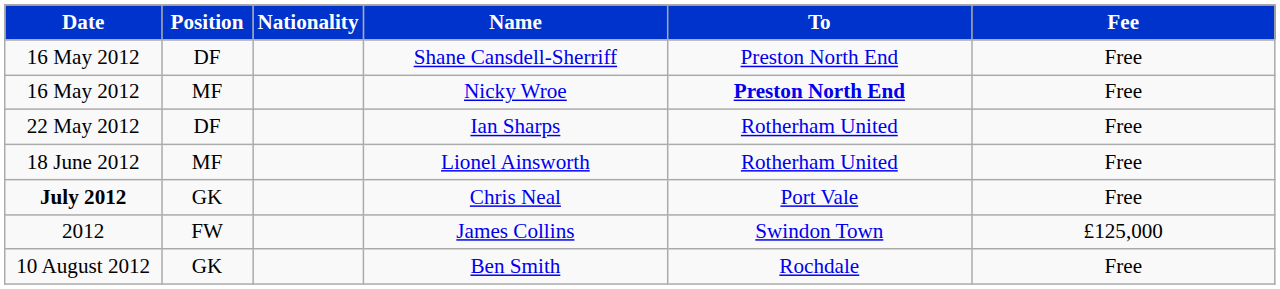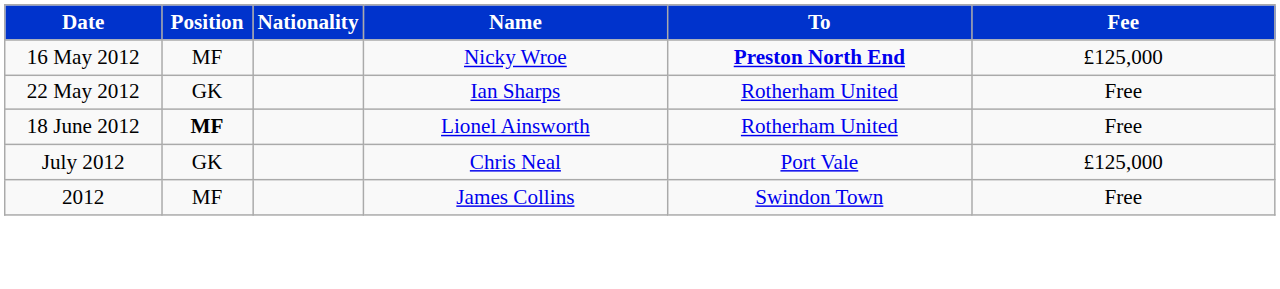- row: (515, 57)
(1123, 92) Free -> (1123, 57) £125,000
(207, 127) DF -> (207, 92) GK
(207, 161) normal -> (207, 127) bold
(83, 196) bold -> (83, 161) normal
(1123, 196) Free -> (1123, 161) £125,000
(207, 231) FW -> (207, 196) MF
(1123, 231) £125,000 -> (1123, 196) Free
- row: (515, 266)
